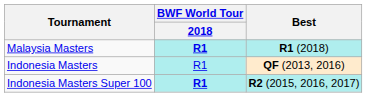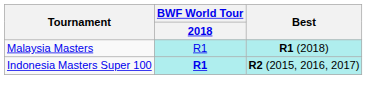(200, 49) bold -> (200, 49) normal
- row: (52, 66)
